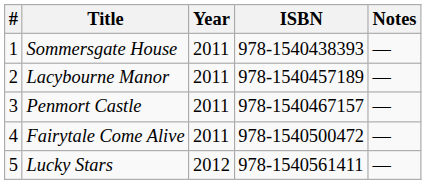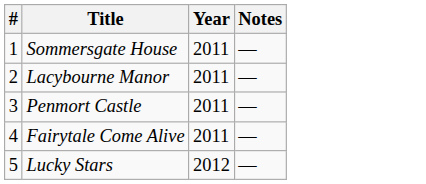- column: (301, 19)
